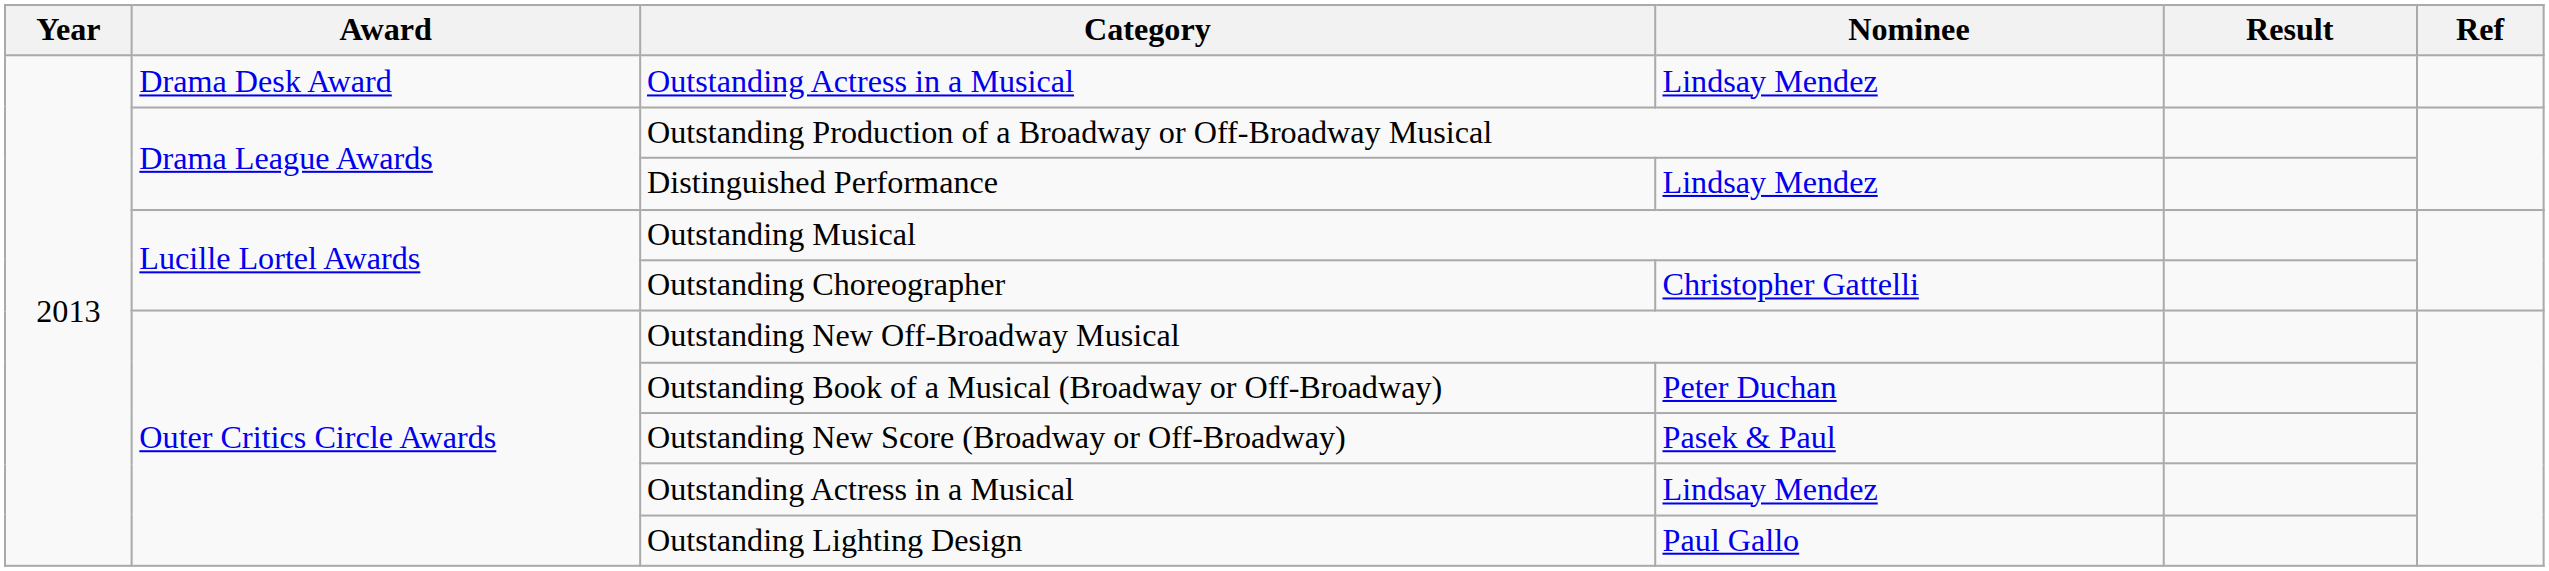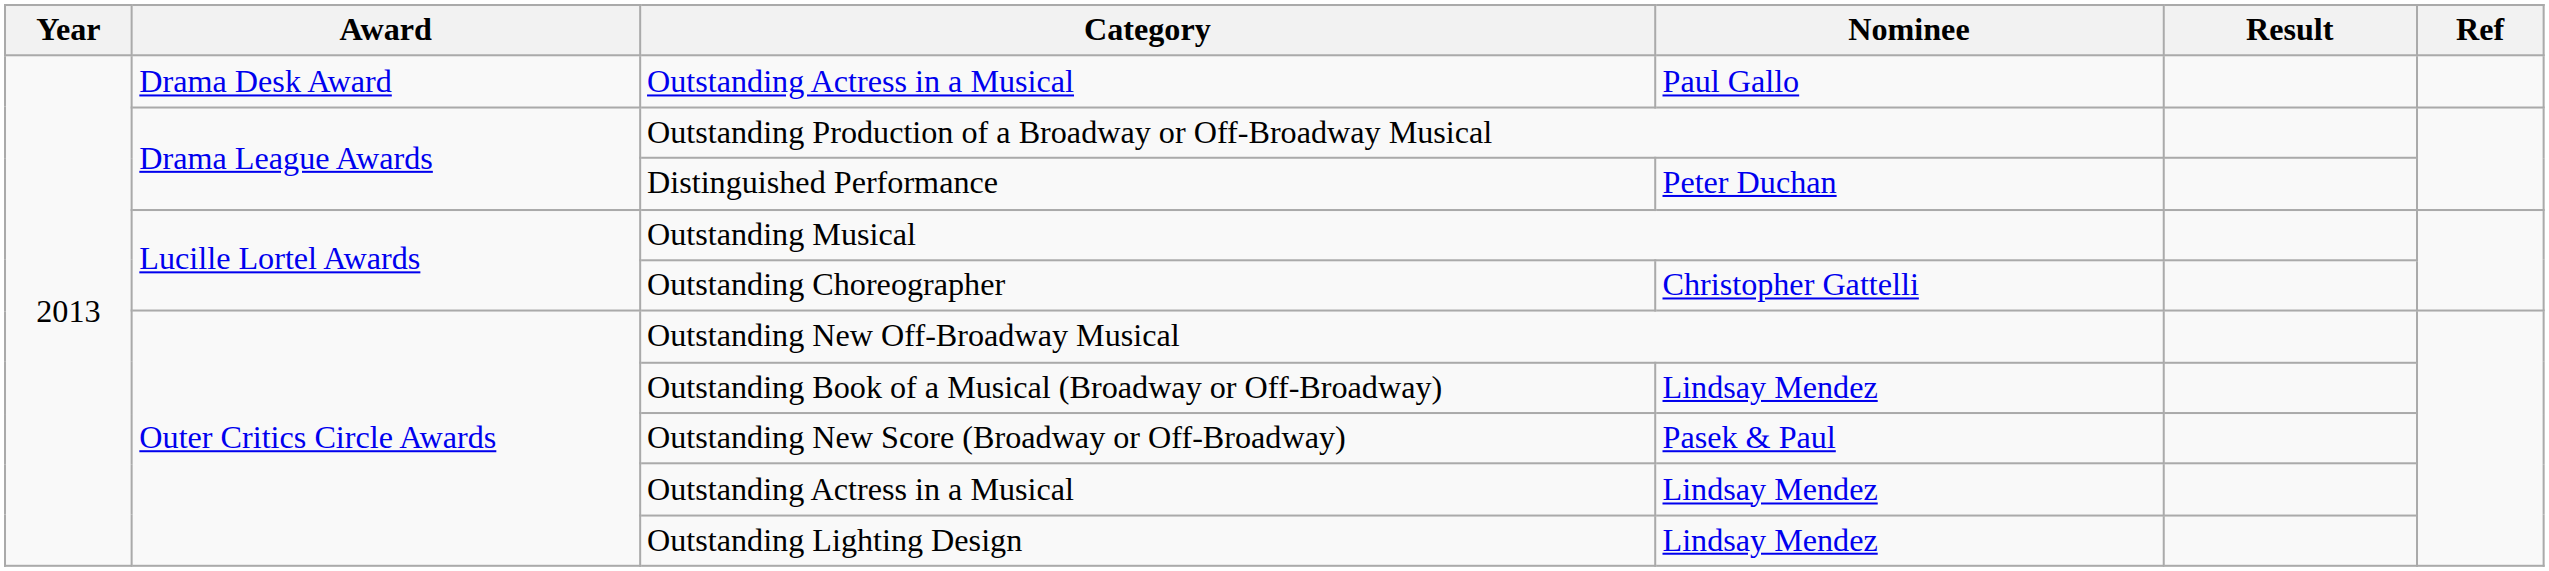(1770, 81) Lindsay Mendez -> (1731, 81) Paul Gallo
(1770, 183) Lindsay Mendez -> (1750, 183) Peter Duchan
(1750, 387) Peter Duchan -> (1770, 387) Lindsay Mendez
(1731, 540) Paul Gallo -> (1770, 540) Lindsay Mendez
